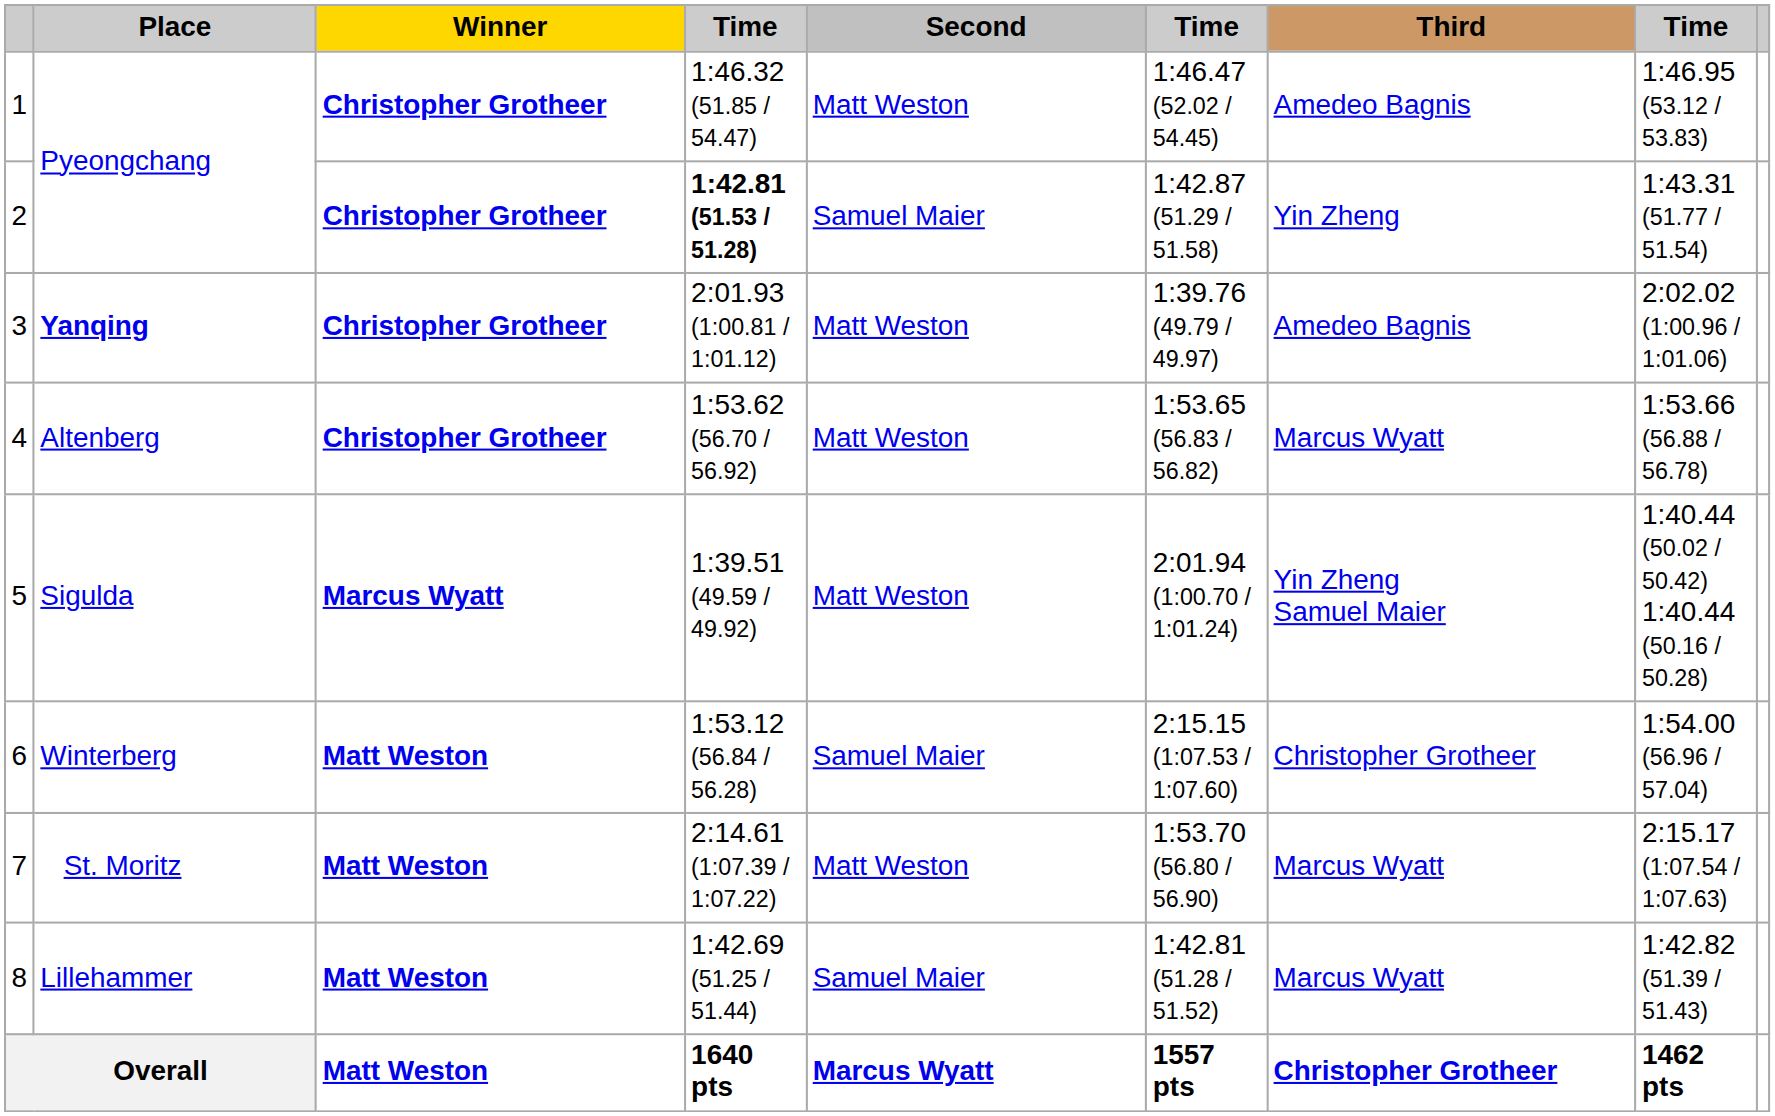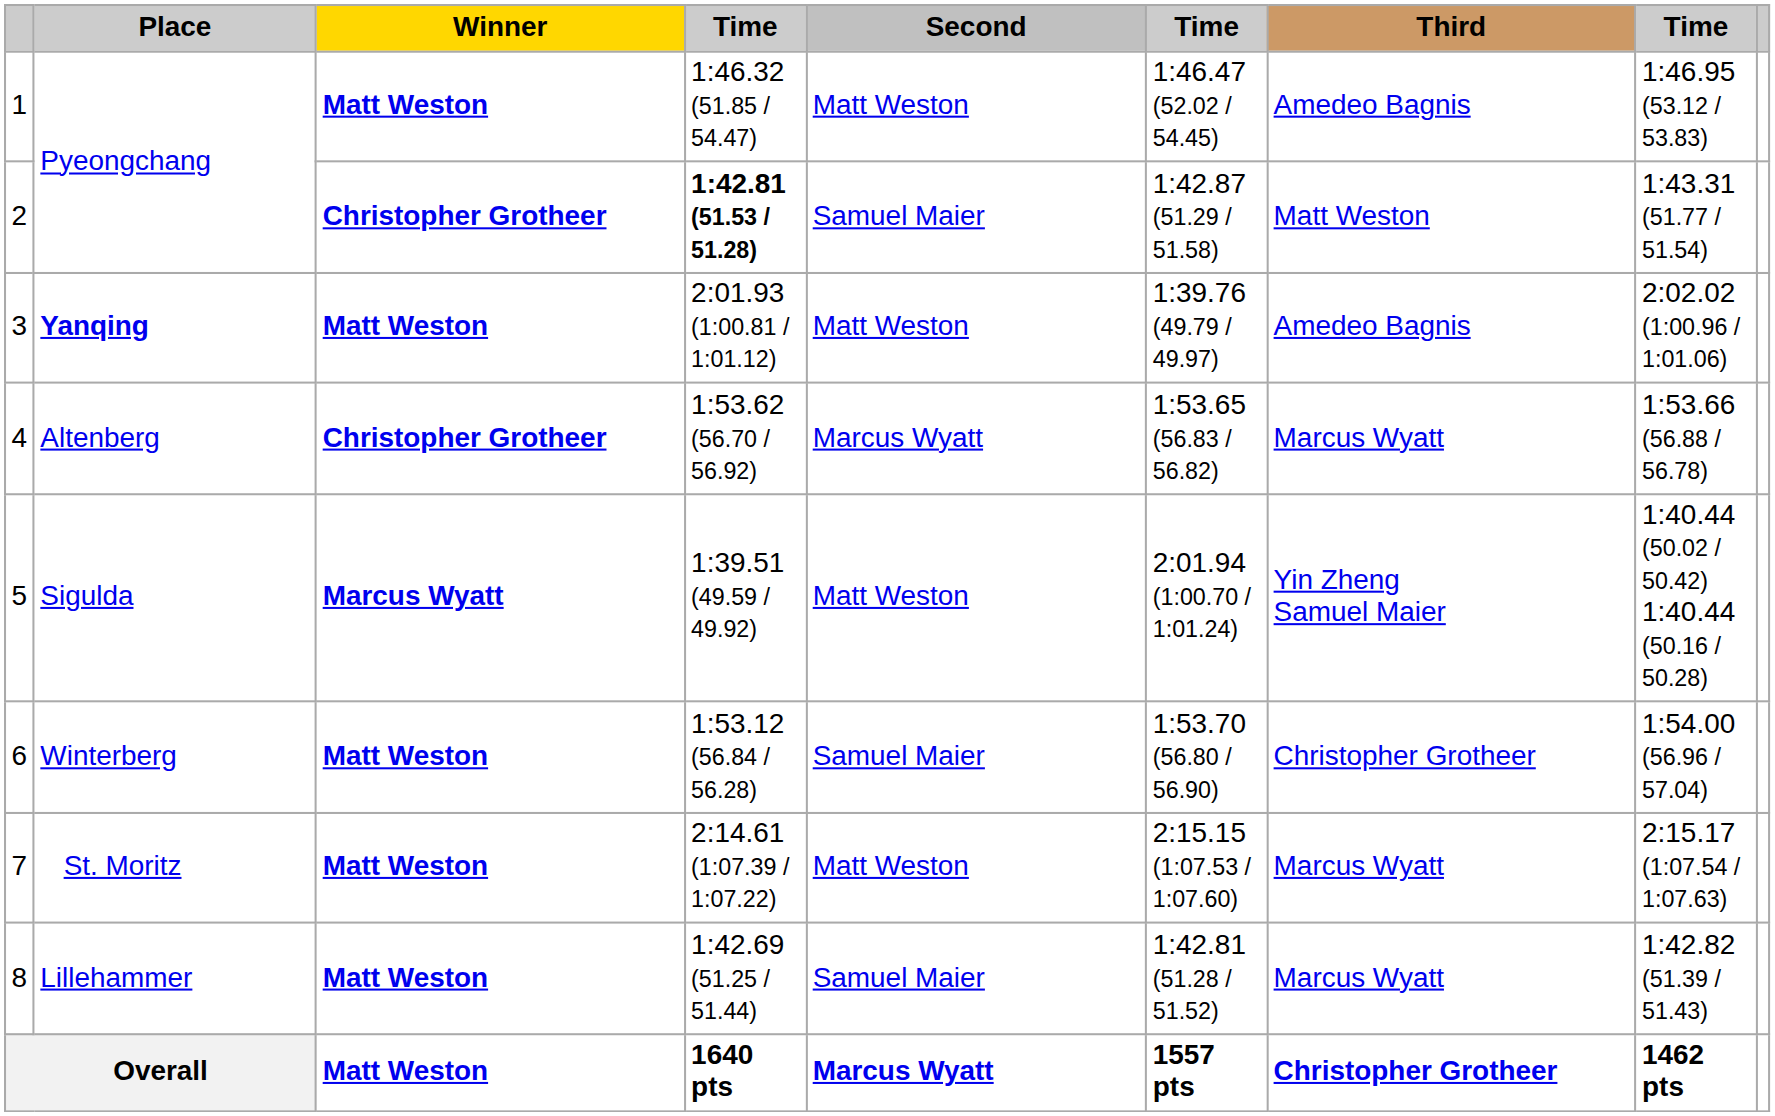(465, 105) Christopher Grotheer -> (405, 105) Matt Weston
(1337, 215) Yin Zheng -> (1352, 215) Matt Weston
(465, 326) Christopher Grotheer -> (405, 326) Matt Weston
(891, 437) Matt Weston -> (898, 437) Marcus Wyatt
(1202, 754) 2:15.15 (1:07.53 / 1:07.60) -> (1199, 754) 1:53.70 (56.80 / 56.90)
(1199, 865) 1:53.70 (56.80 / 56.90) -> (1202, 865) 2:15.15 (1:07.53 / 1:07.60)
